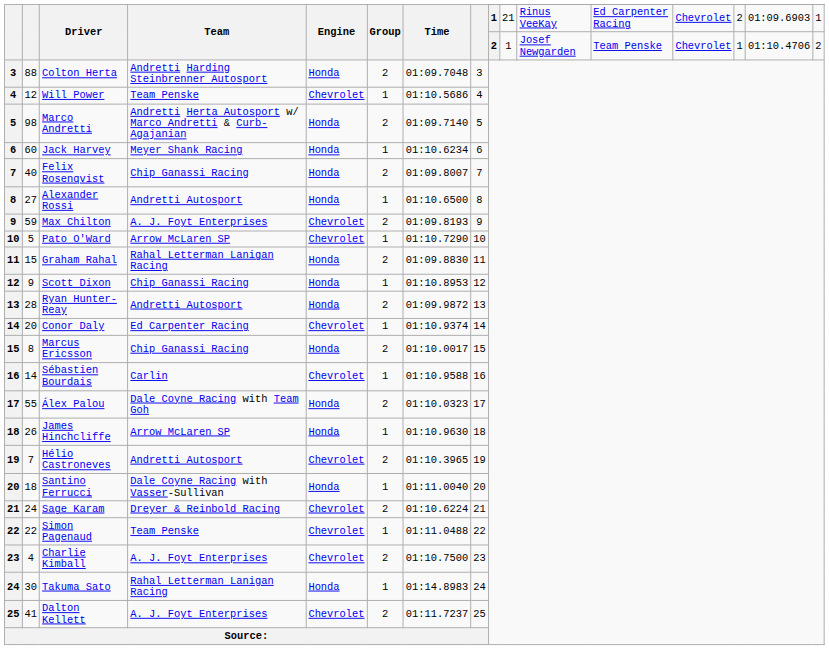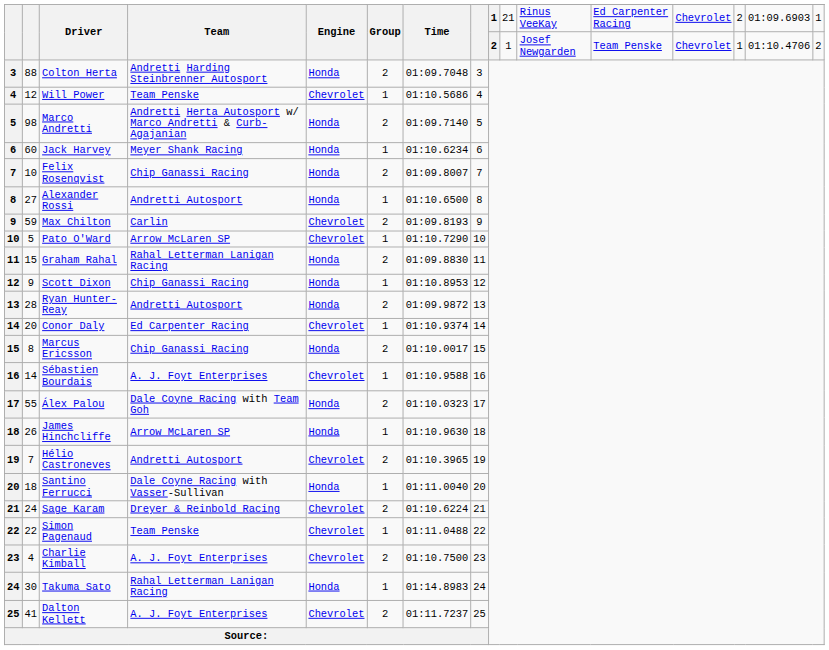(31, 173) 40 -> (31, 173) 10
(199, 223) A. J. Foyt Enterprises -> (149, 223) Carlin
(149, 377) Carlin -> (199, 377) A. J. Foyt Enterprises
